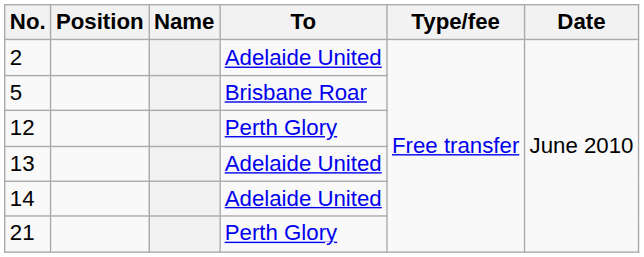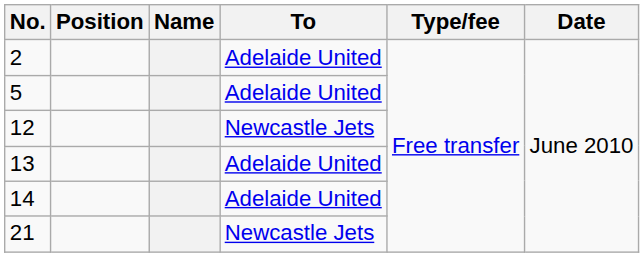(296, 92) Brisbane Roar -> (303, 92) Adelaide United
(281, 127) Perth Glory -> (299, 127) Newcastle Jets
(281, 233) Perth Glory -> (299, 233) Newcastle Jets
